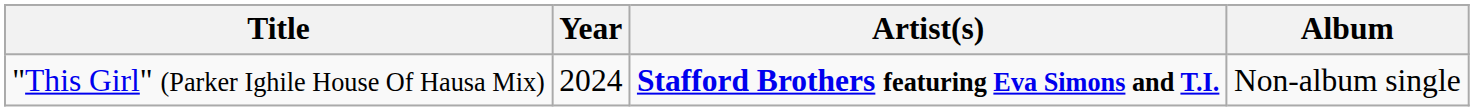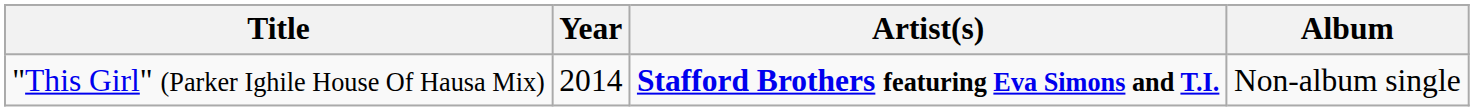(591, 79) 2024 -> (591, 79) 2014
